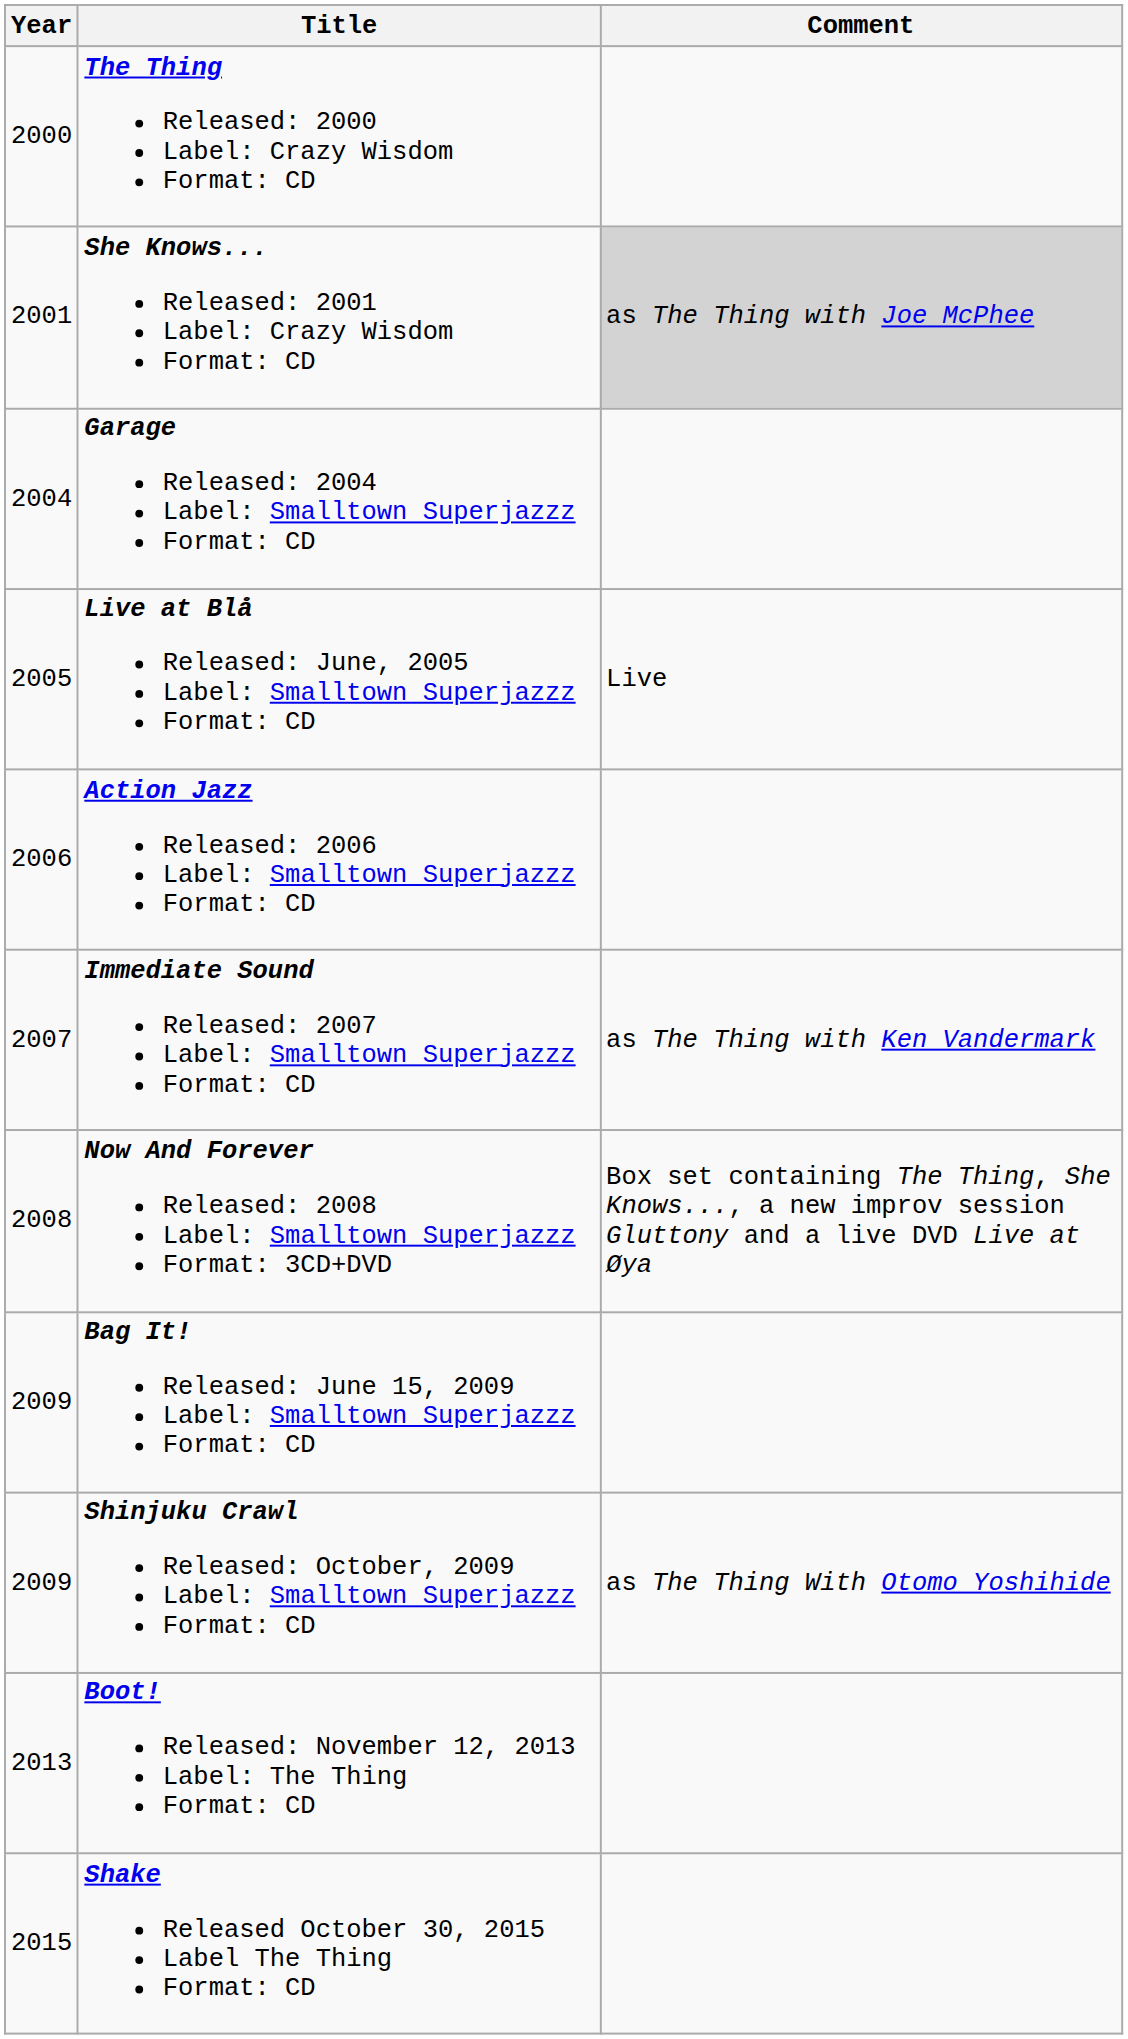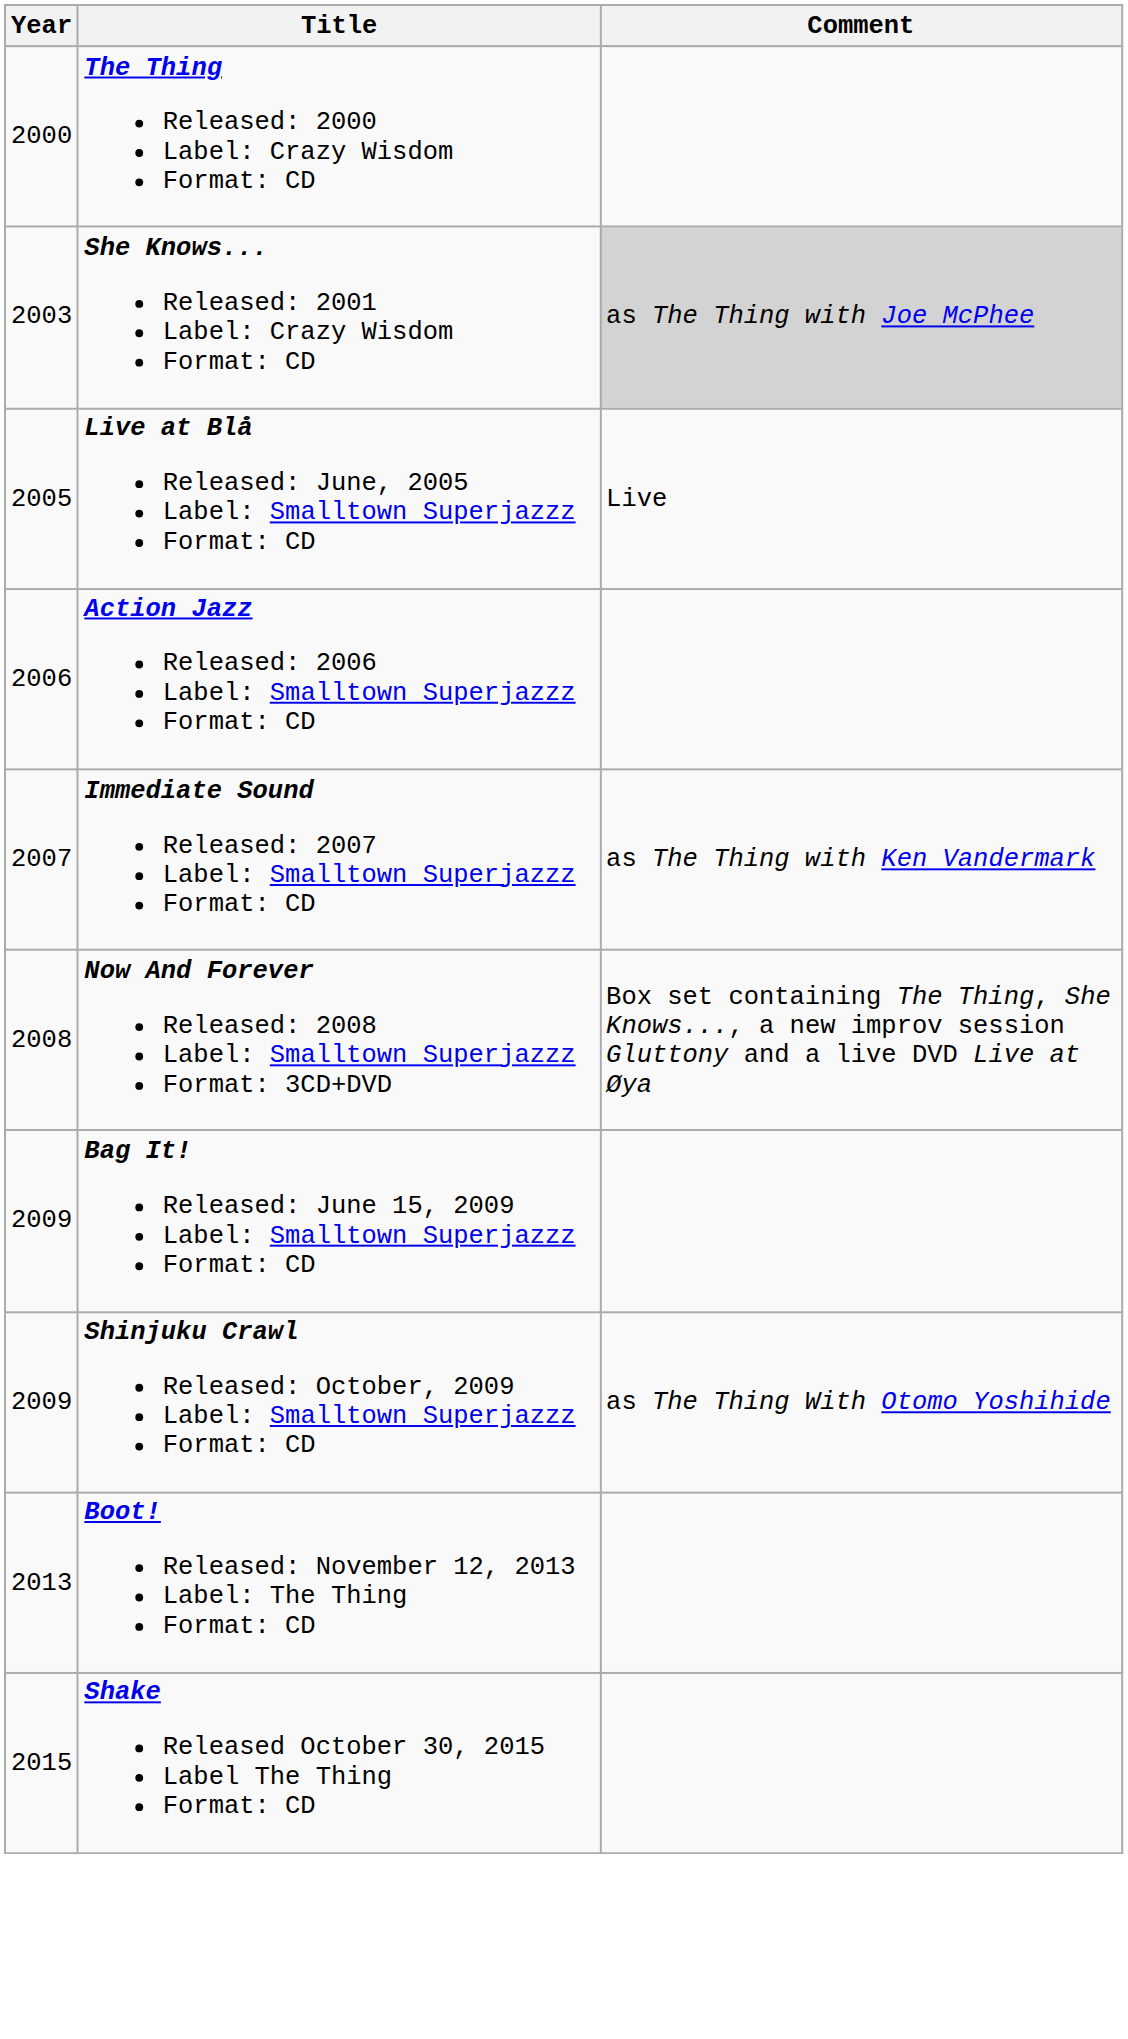(42, 318) 2001 -> (42, 318) 2003
- row: (339, 485)
